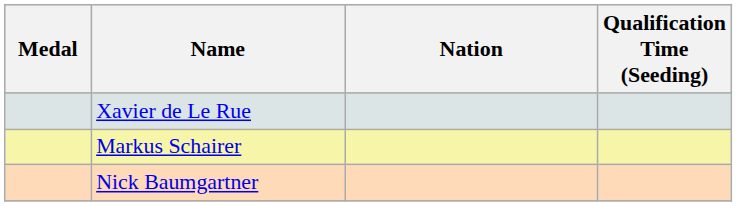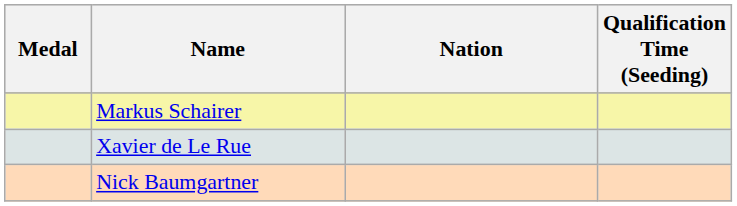rows swapped: (169, 146) <-> (174, 110)
